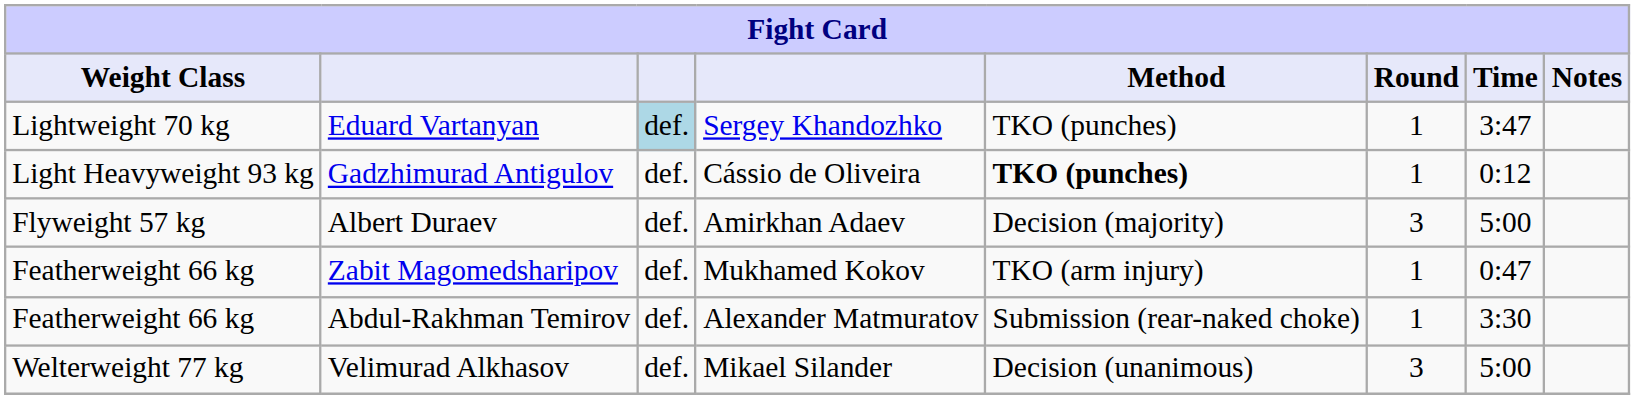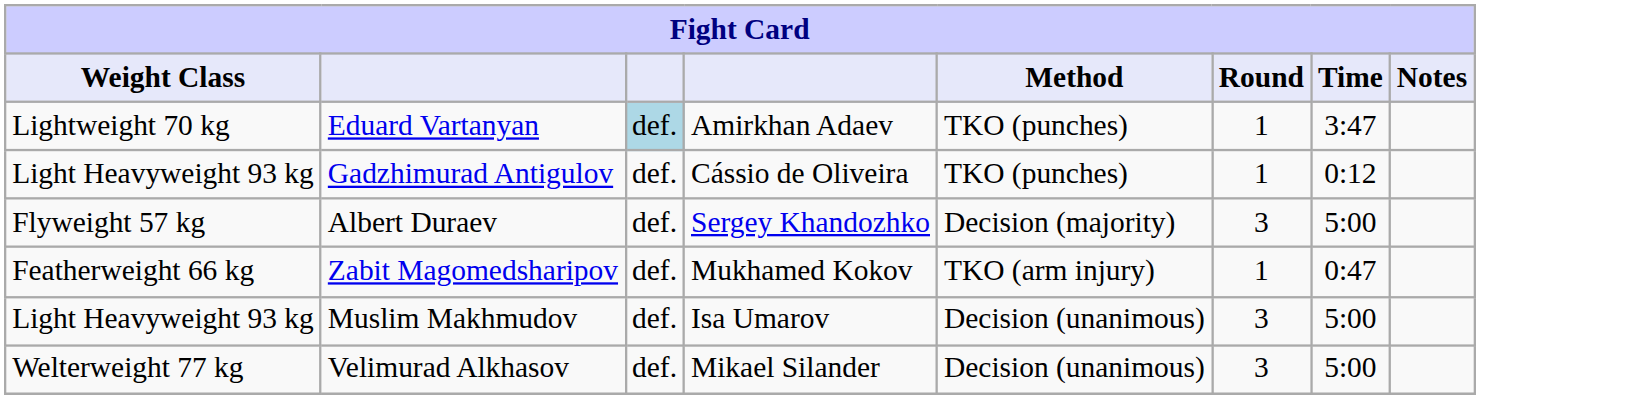(823, 125) Sergey Khandozhko -> (792, 125) Amirkhan Adaev
(1090, 174) bold -> (1036, 174) normal
(804, 222) Amirkhan Adaev -> (811, 222) Sergey Khandozhko
+ row: (453, 319)
- row: (479, 319)
